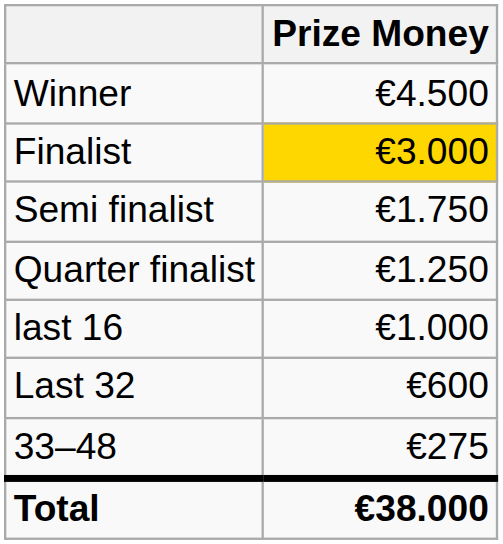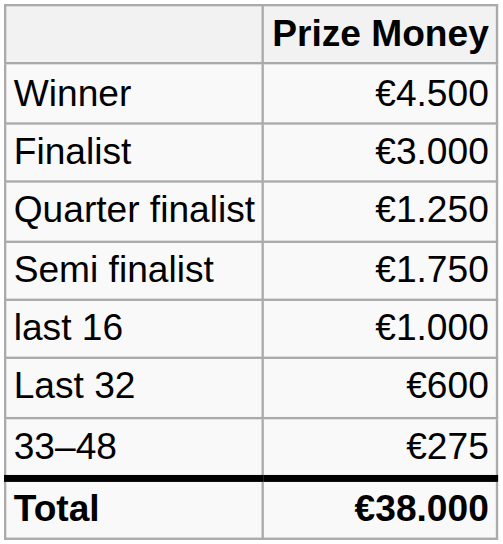(432, 151) gold background -> (432, 151) no background
rows swapped: (114, 210) <-> (134, 269)
